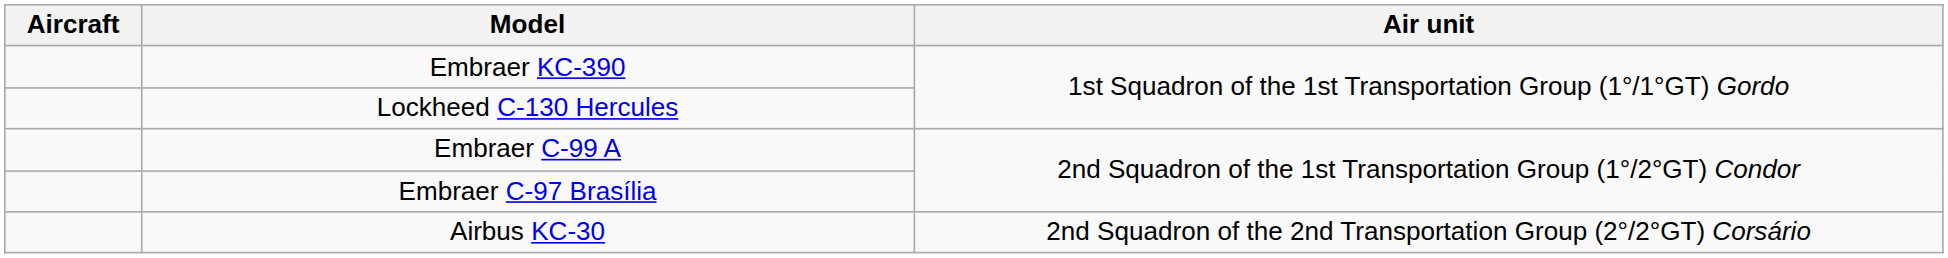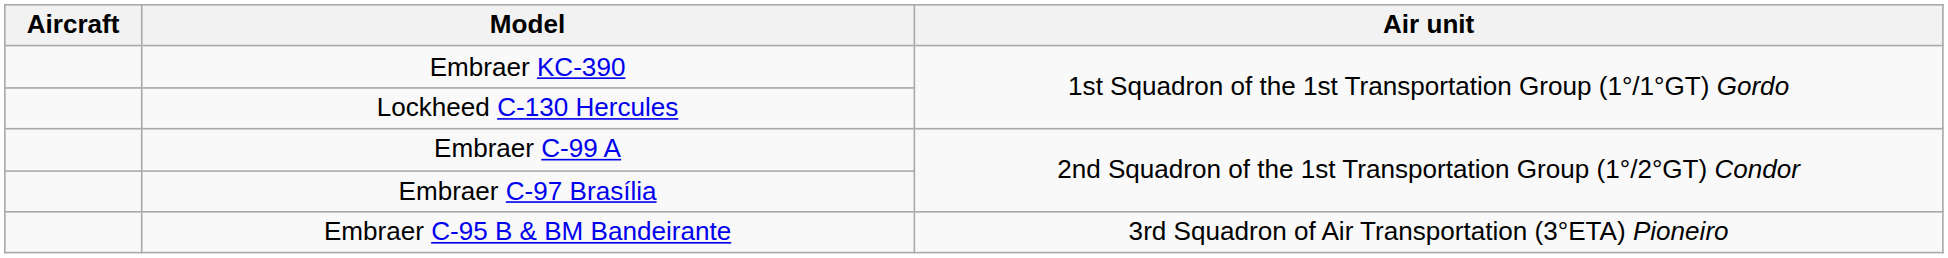- row: (528, 231)
+ row: (528, 231)
